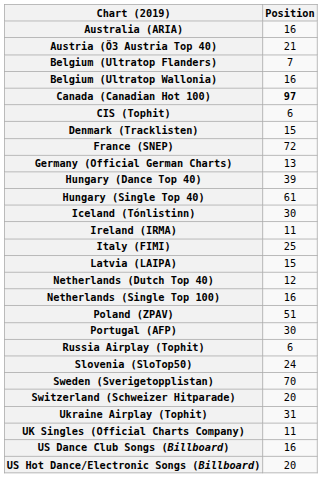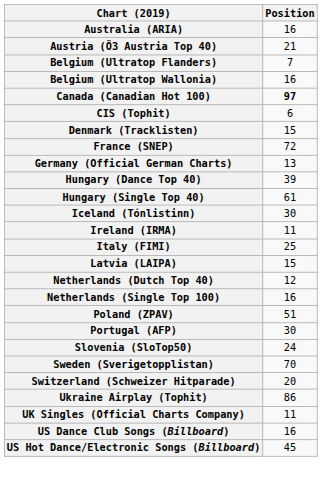- row: (134, 348)
(290, 414) 31 -> (290, 398) 86
(290, 465) 20 -> (290, 448) 45
